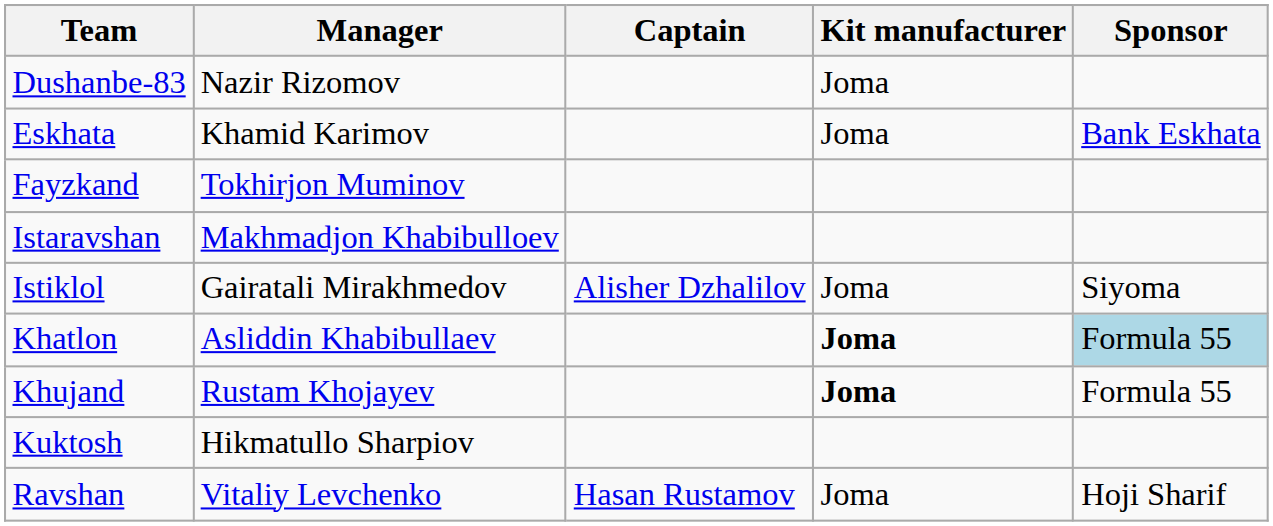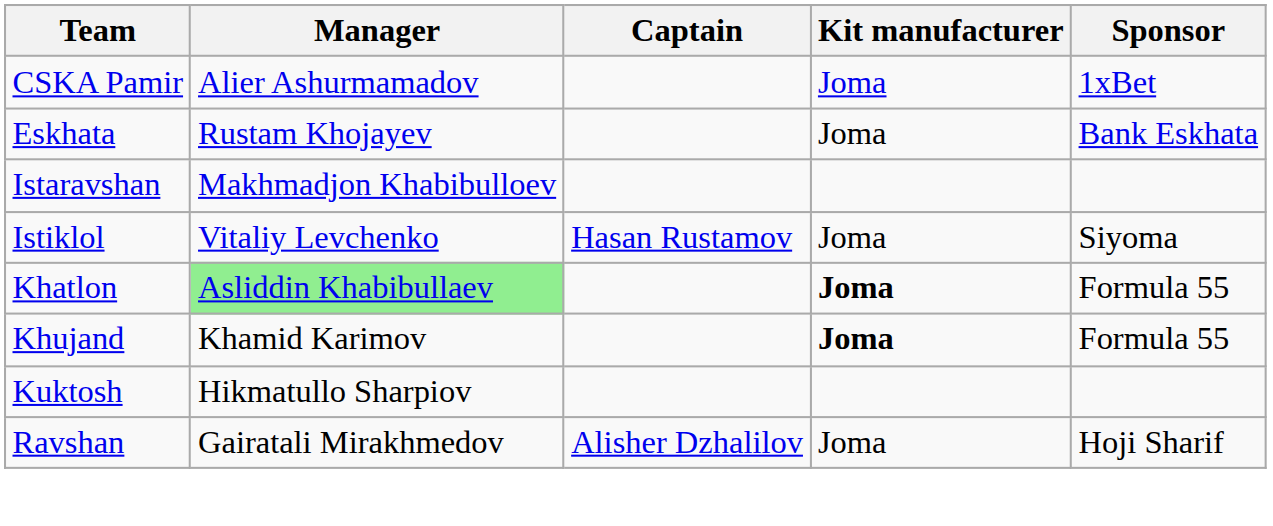+ row: (98, 81)
- row: (99, 81)
(315, 133) Khamid Karimov -> (315, 133) Rustam Khojayev
- row: (76, 184)
(354, 287) Gairatali Mirakhmedov -> (318, 236) Vitaliy Levchenko
(690, 287) Alisher Dzhalilov -> (682, 236) Hasan Rustamov
(348, 339) no background -> (346, 287) lightgreen background
(1157, 339) lightblue background -> (1154, 287) no background
(317, 390) Rustam Khojayev -> (312, 339) Khamid Karimov
(321, 493) Vitaliy Levchenko -> (351, 442) Gairatali Mirakhmedov
(684, 493) Hasan Rustamov -> (687, 442) Alisher Dzhalilov
